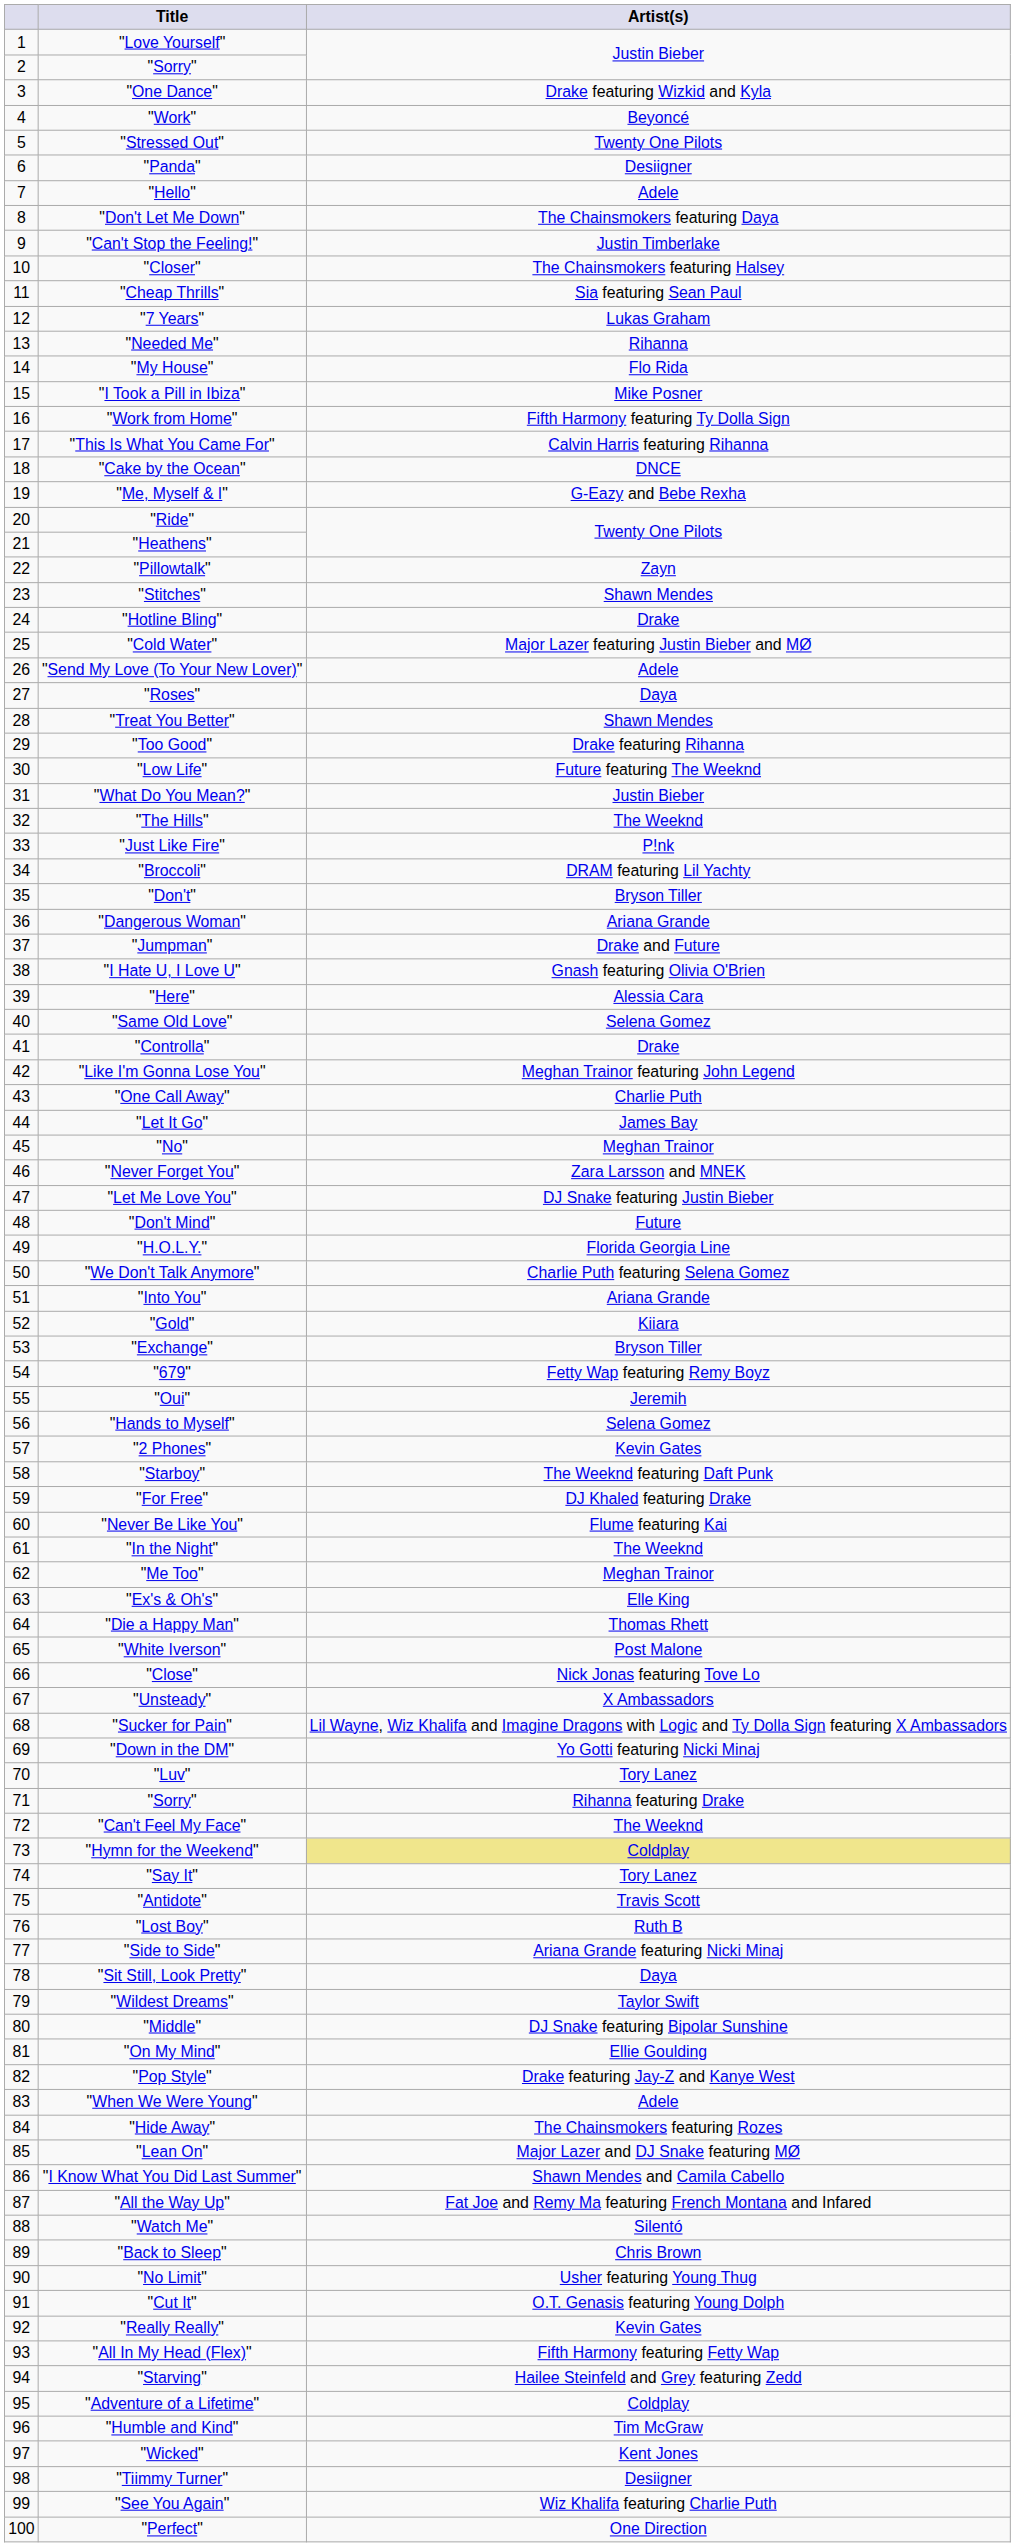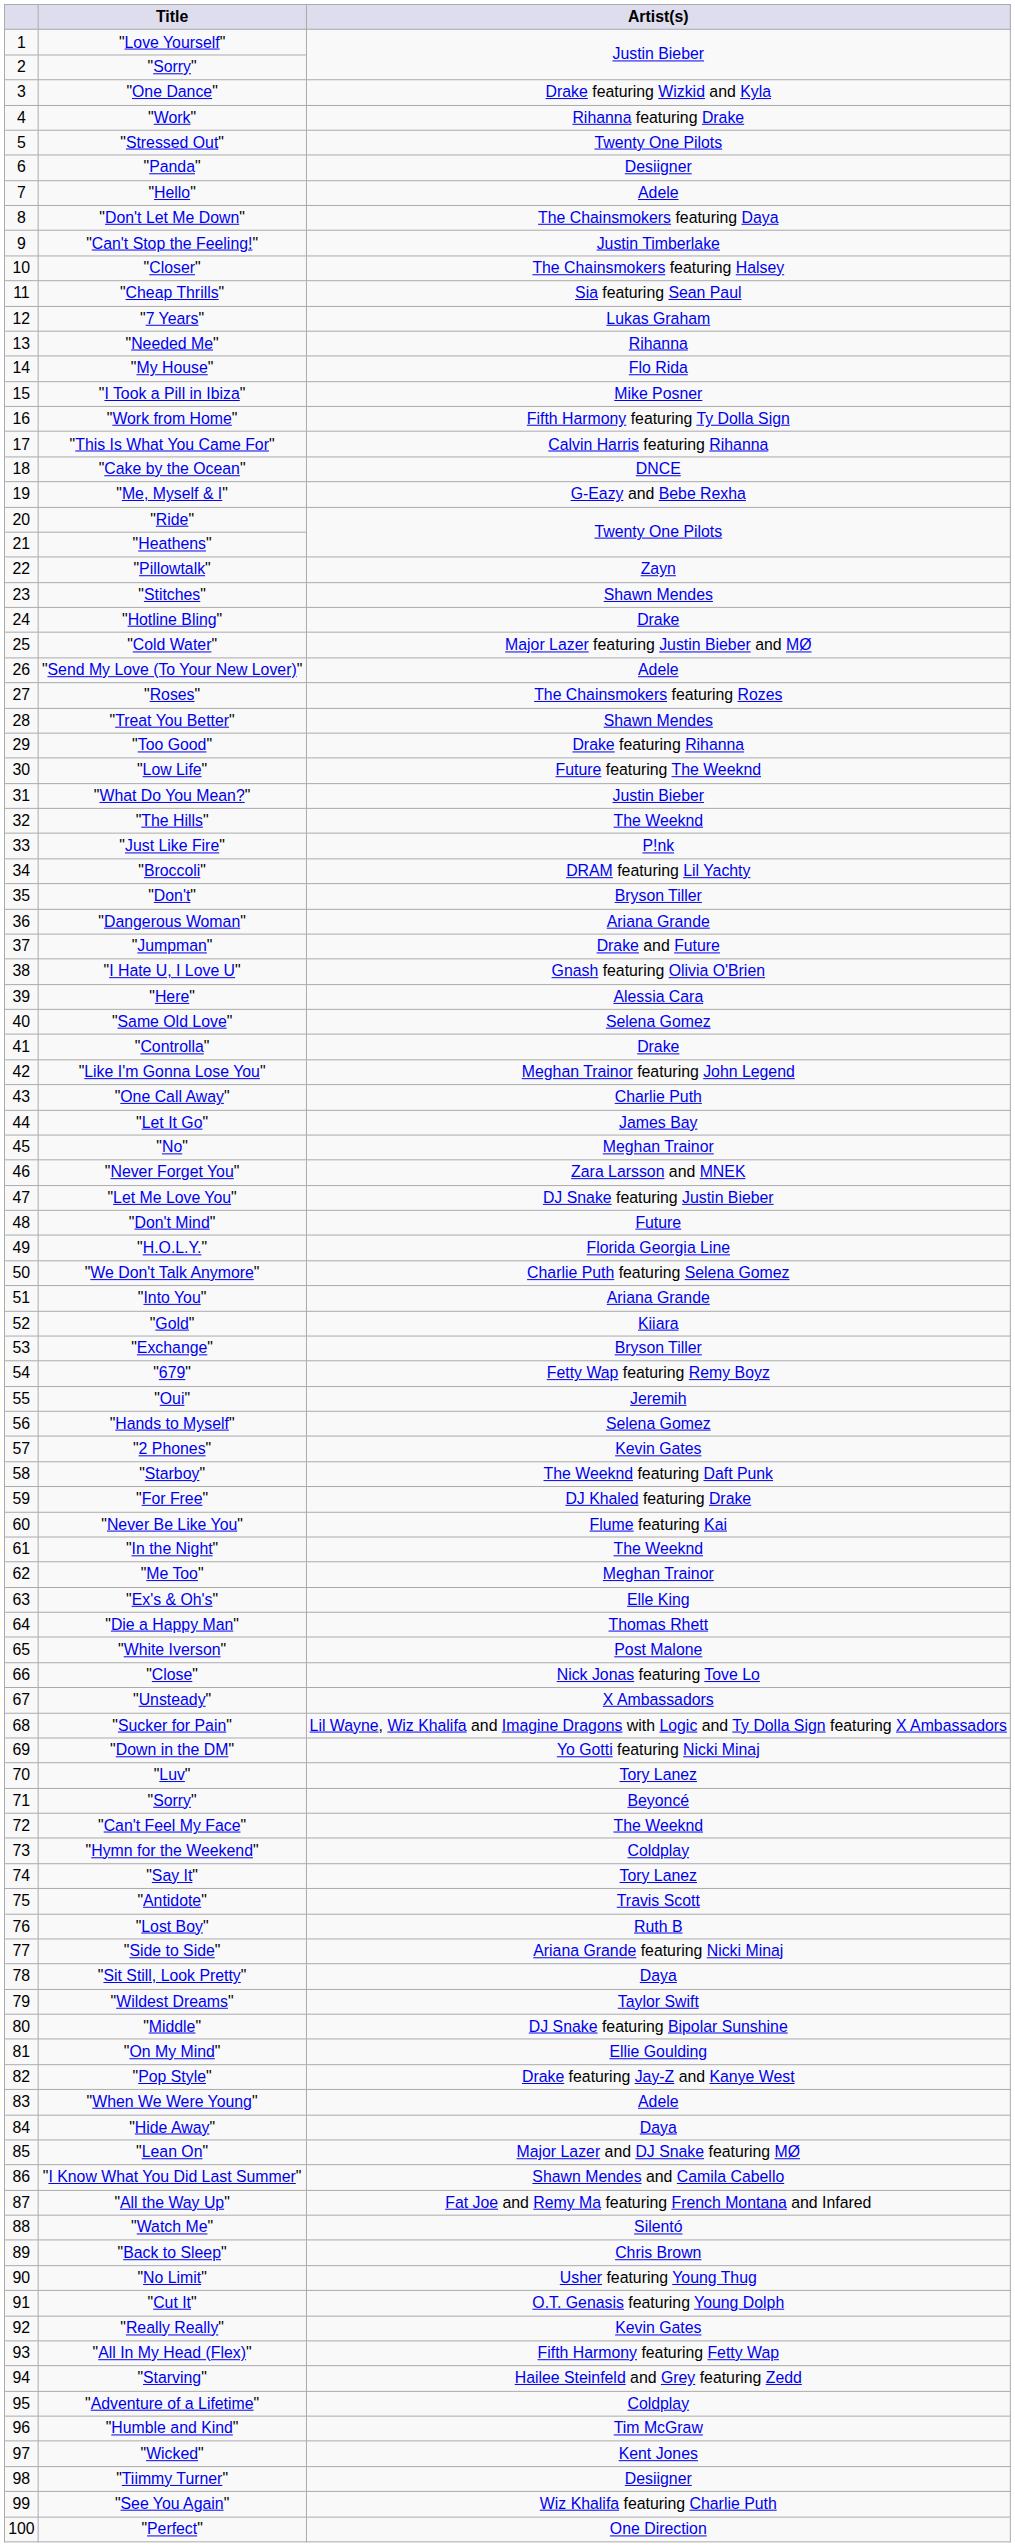(658, 117) Beyoncé -> (658, 117) Rihanna featuring Drake
(658, 695) Daya -> (658, 695) The Chainsmokers featuring Rozes
(658, 1800) Rihanna featuring Drake -> (658, 1800) Beyoncé
(658, 1850) khaki background -> (658, 1850) no background
(658, 2127) The Chainsmokers featuring Rozes -> (658, 2127) Daya
